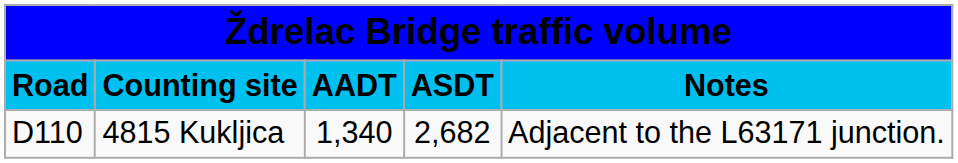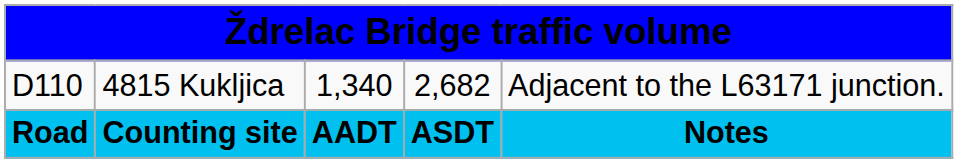rows swapped: (50, 84) <-> (47, 133)
